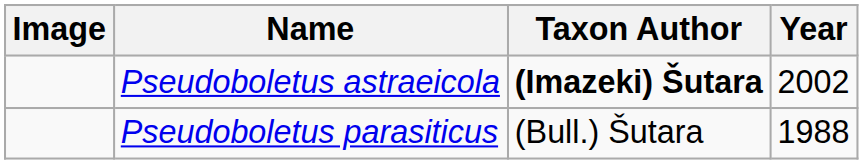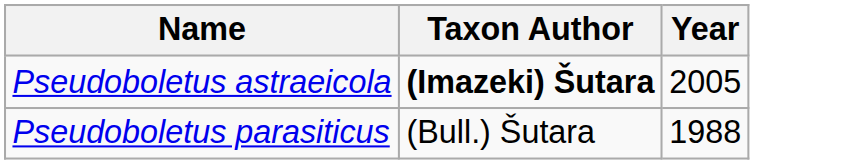- column: (59, 30)
(814, 81) 2002 -> (705, 81) 2005
